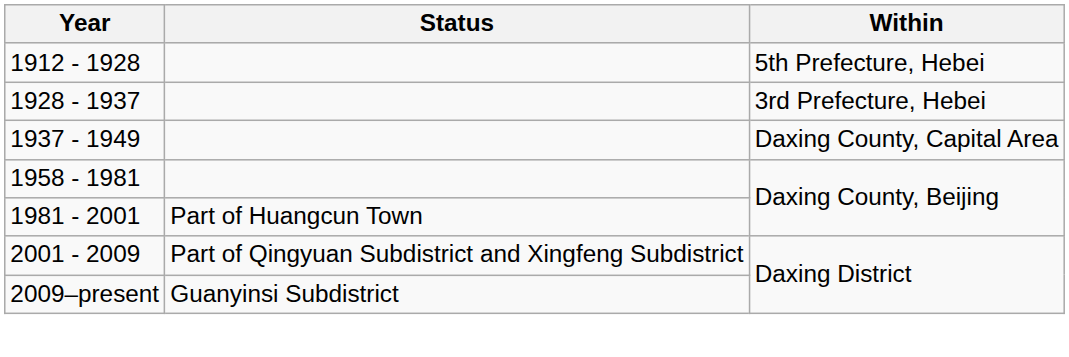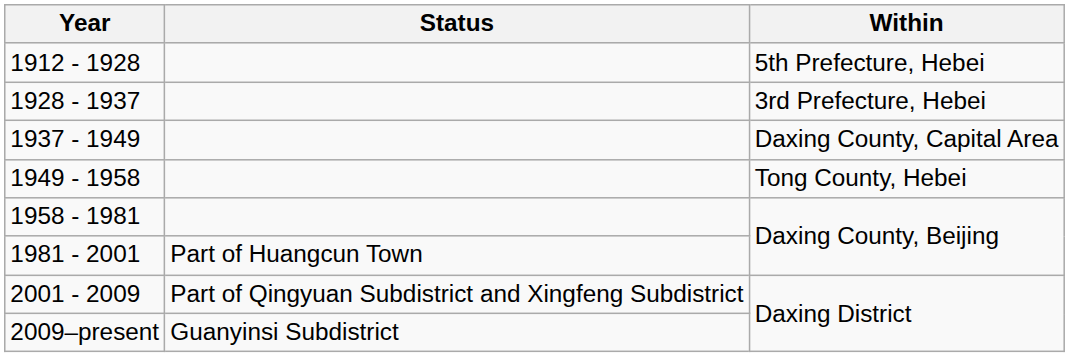+ row: (75, 178)
